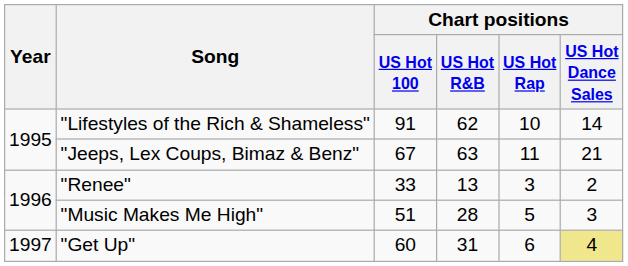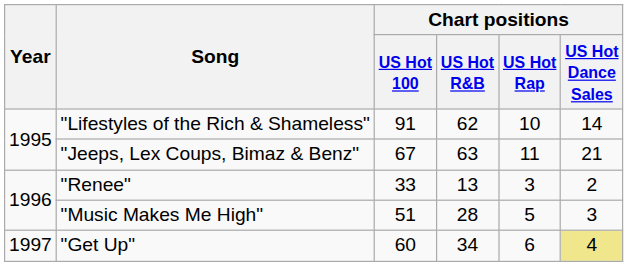(468, 245) 31 -> (468, 245) 34
